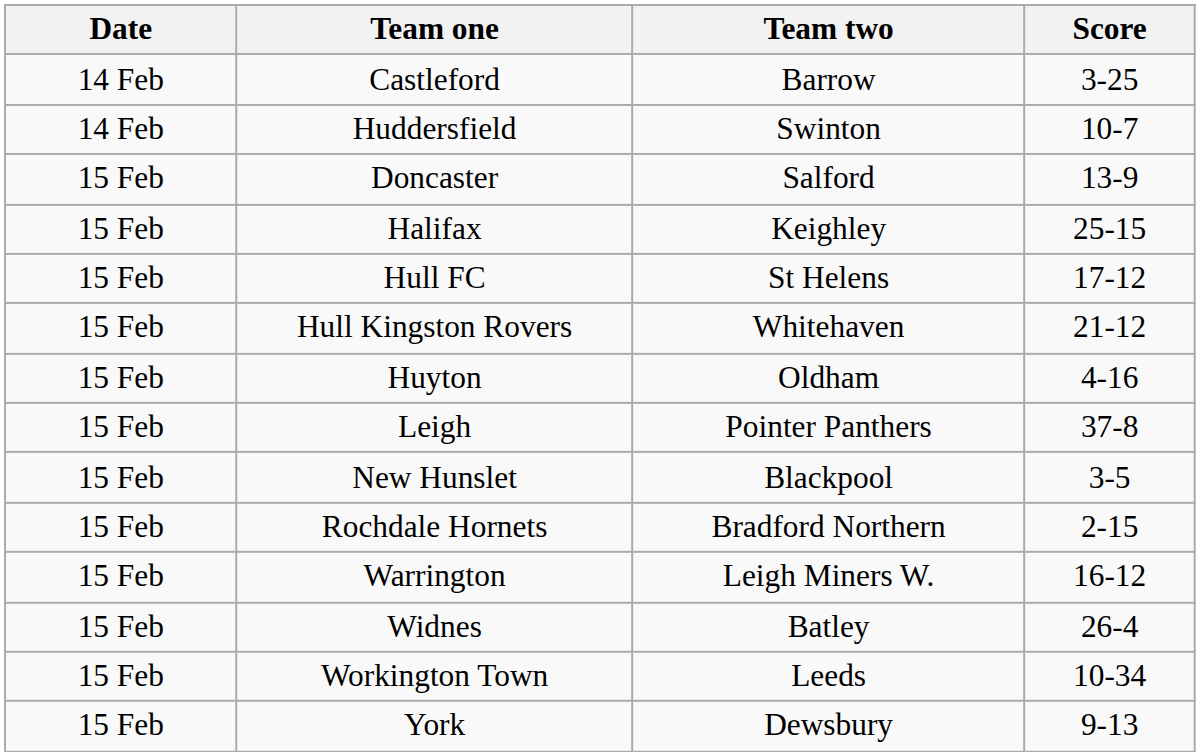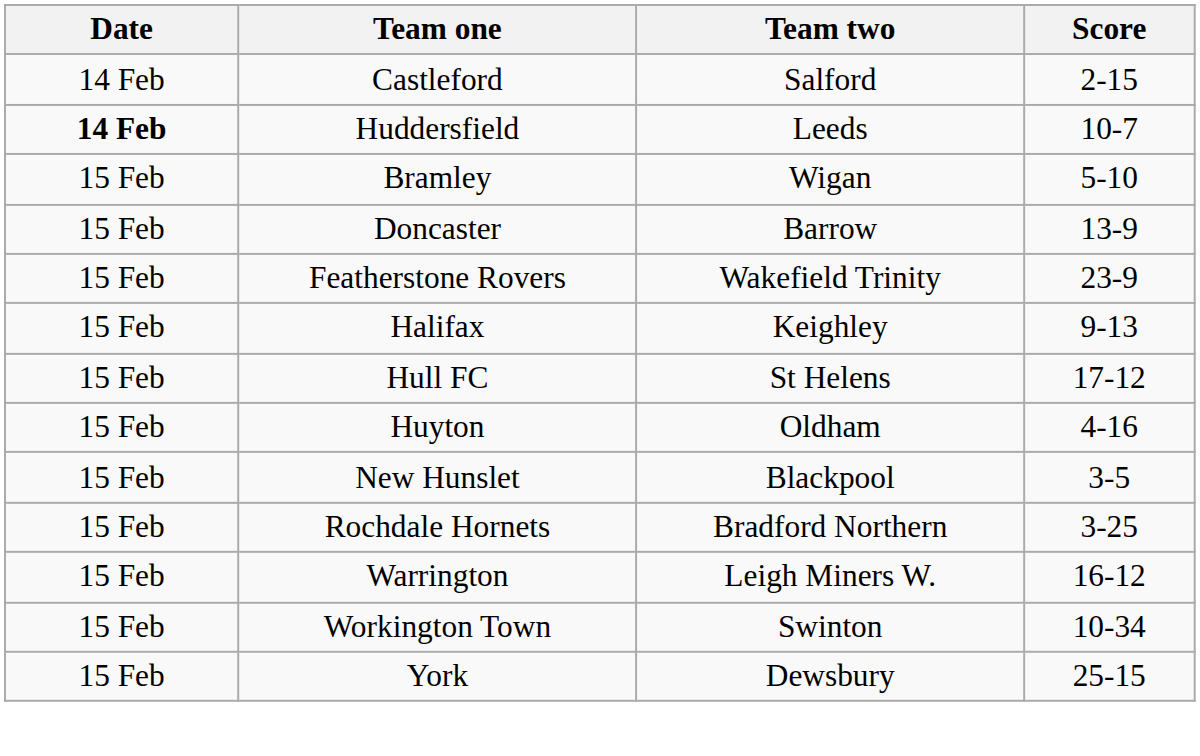(829, 79) Barrow -> (830, 79) Salford
(1110, 79) 3-25 -> (1109, 79) 2-15
(121, 128) normal -> (122, 128) bold
(829, 128) Swinton -> (830, 128) Leeds
+ row: (437, 178)
(829, 178) Salford -> (830, 228) Barrow
+ row: (437, 278)
(1110, 228) 25-15 -> (1109, 327) 9-13
- row: (435, 327)
- row: (435, 427)
(1110, 526) 2-15 -> (1109, 526) 3-25
- row: (435, 626)
(829, 675) Leeds -> (830, 626) Swinton
(1110, 725) 9-13 -> (1109, 675) 25-15
